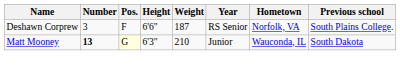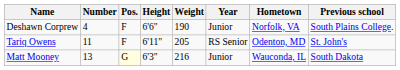(85, 27) 3 -> (85, 27) 4
(182, 27) 187 -> (182, 27) 190
(228, 27) RS Senior -> (220, 27) Junior
+ row: (31, 42)
(87, 42) bold -> (87, 57) normal
(182, 42) 210 -> (182, 57) 216
